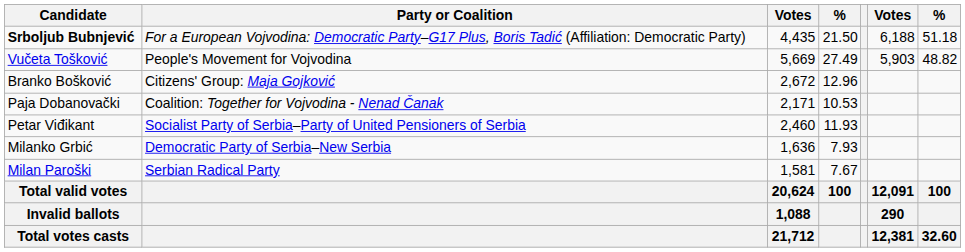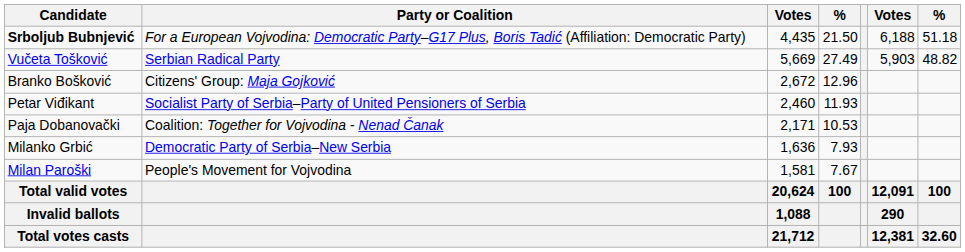(248, 59) People's Movement for Vojvodina -> (212, 59) Serbian Radical Party
rows swapped: (51, 125) <-> (64, 103)
(212, 170) Serbian Radical Party -> (248, 170) People's Movement for Vojvodina
